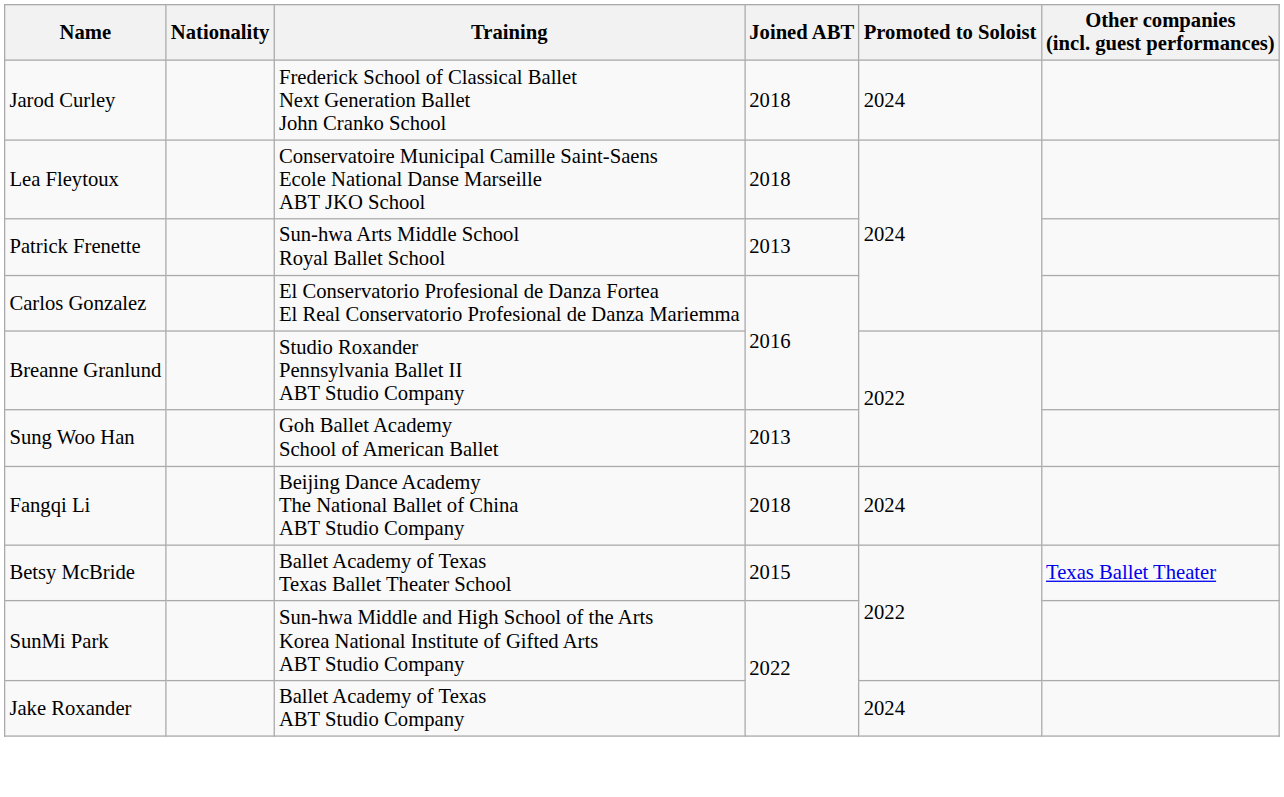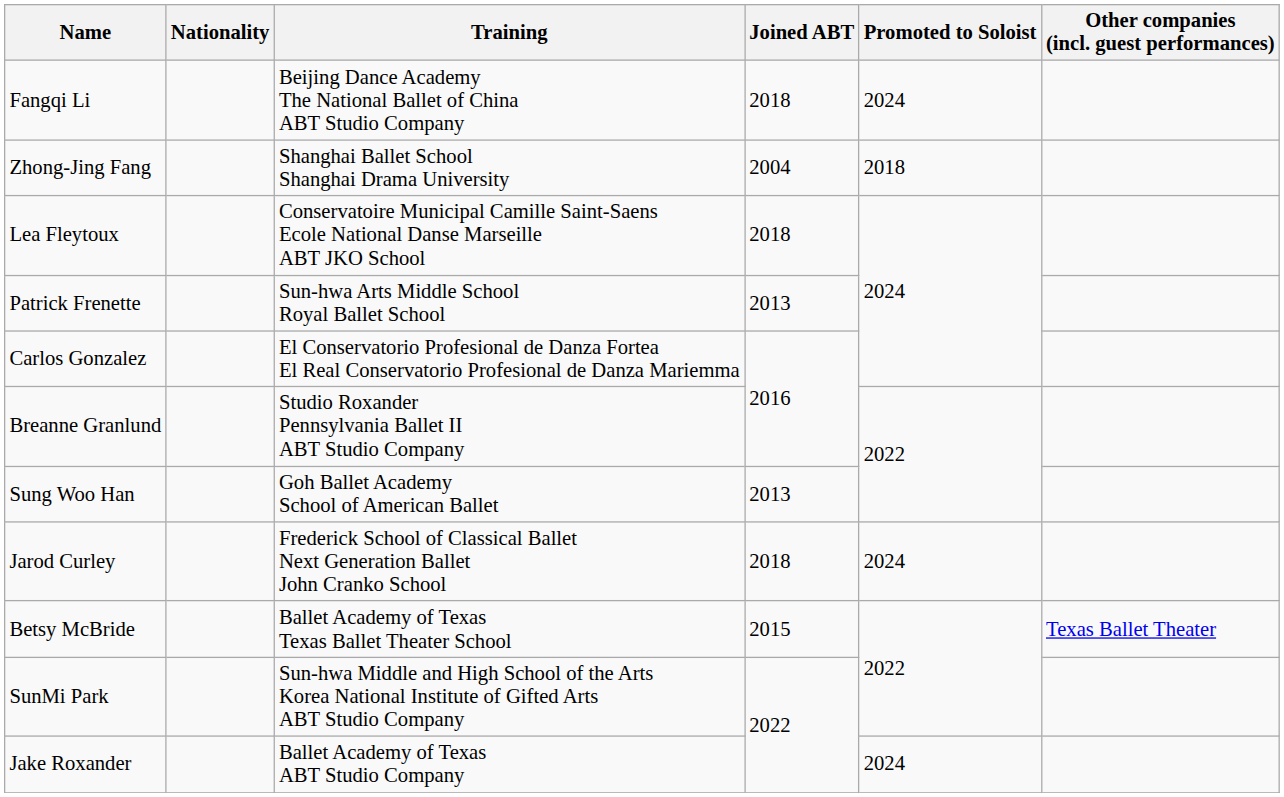rows swapped: (62, 100) <-> (50, 505)
+ row: (80, 167)
